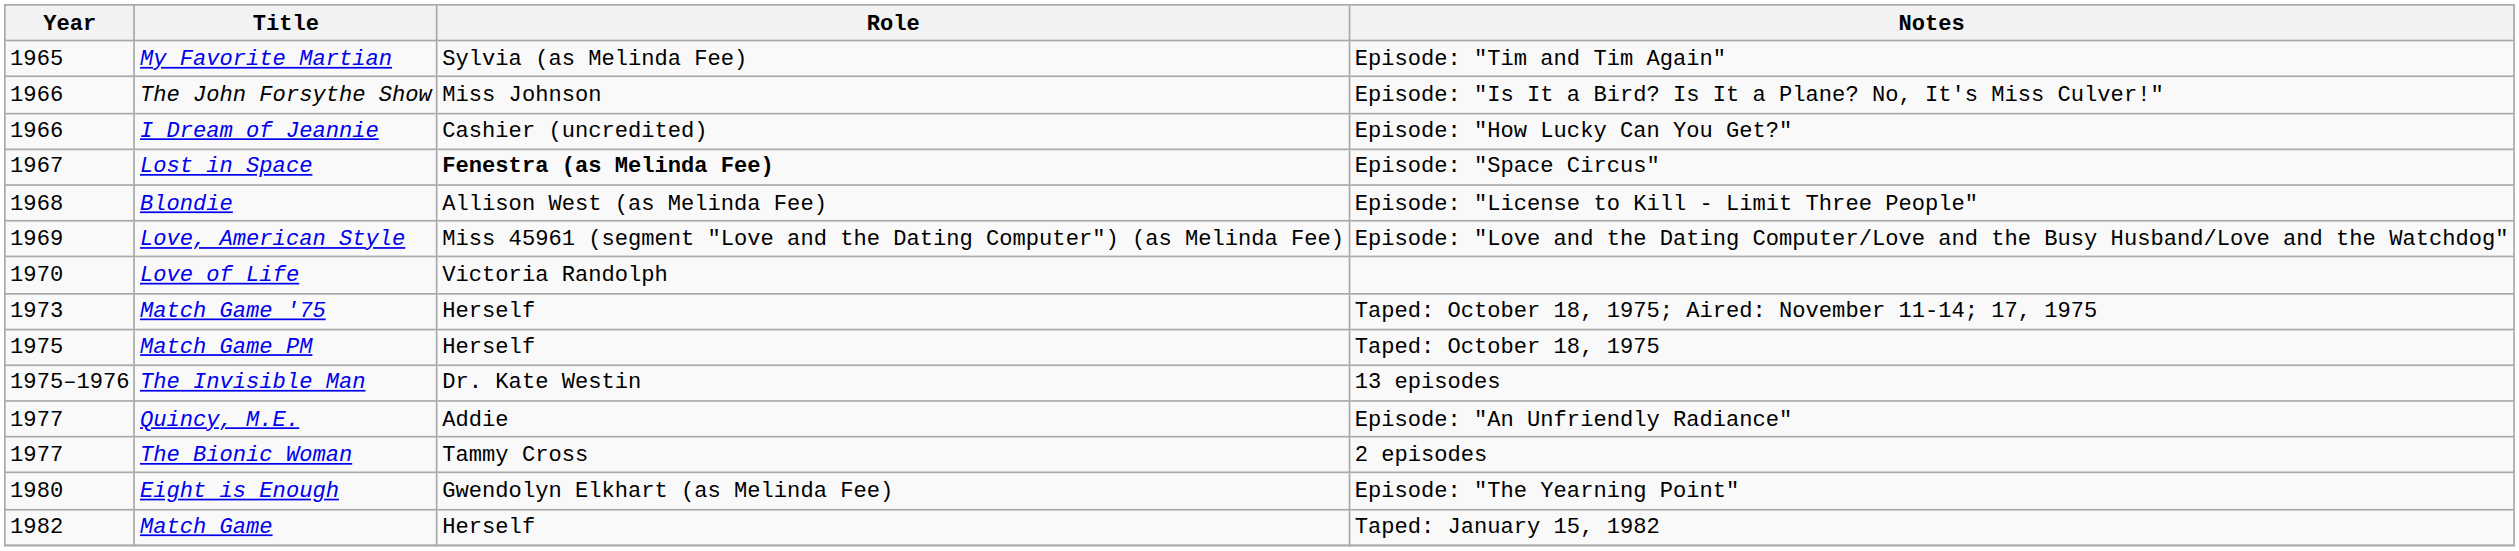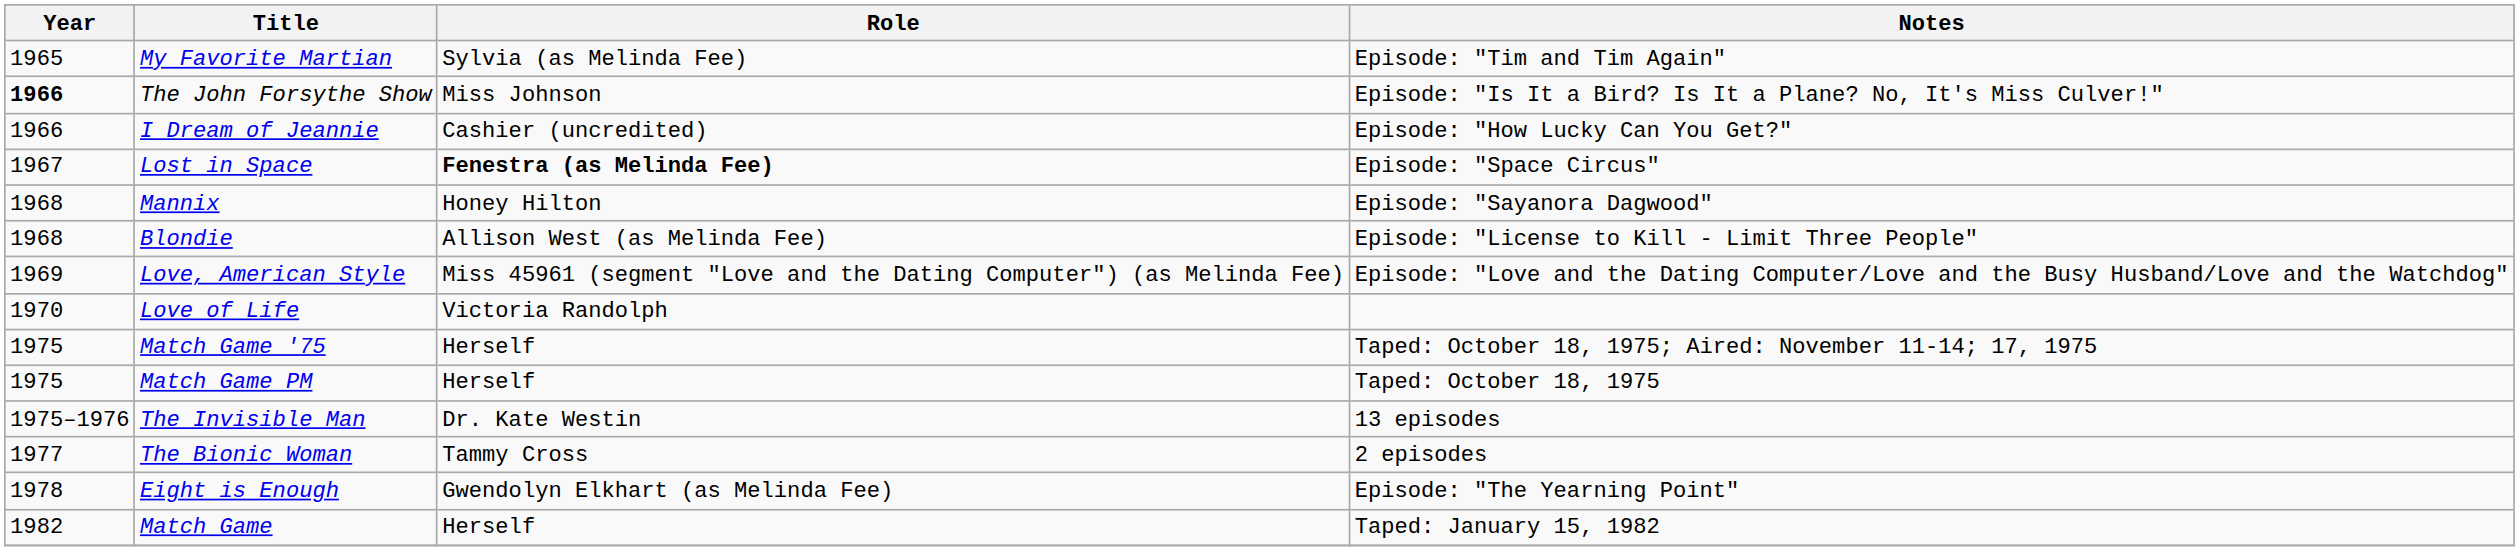(37, 95) normal -> (37, 95) bold
+ row: (180, 203)
(37, 311) 1973 -> (37, 347) 1975
- row: (220, 419)
(37, 491) 1980 -> (37, 491) 1978
